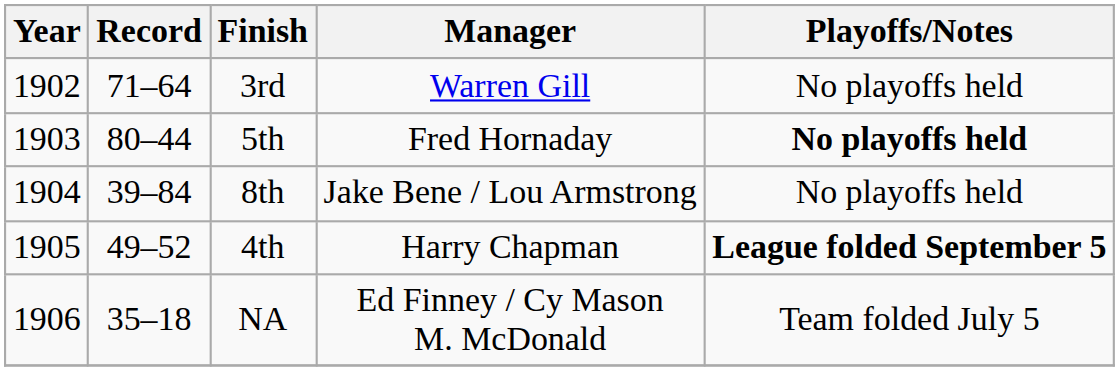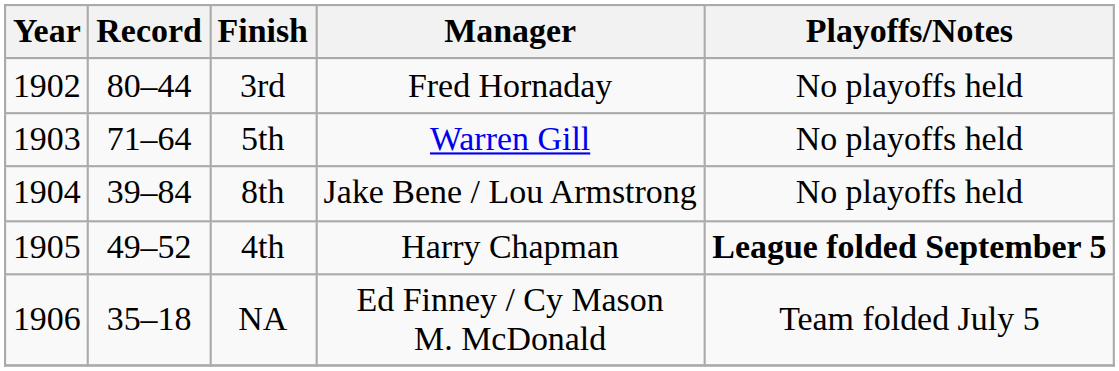(149, 85) 71–64 -> (149, 85) 80–44
(510, 85) Warren Gill -> (510, 85) Fred Hornaday
(149, 138) 80–44 -> (149, 138) 71–64
(510, 138) Fred Hornaday -> (510, 138) Warren Gill
(909, 138) bold -> (909, 138) normal
